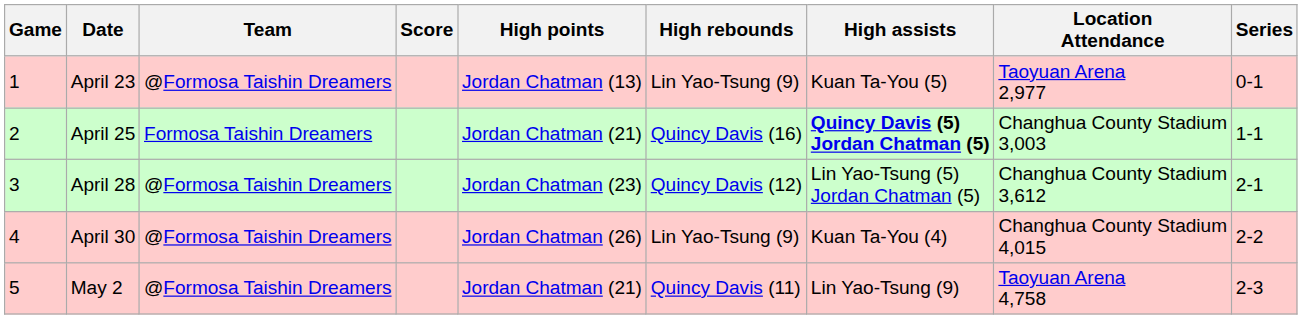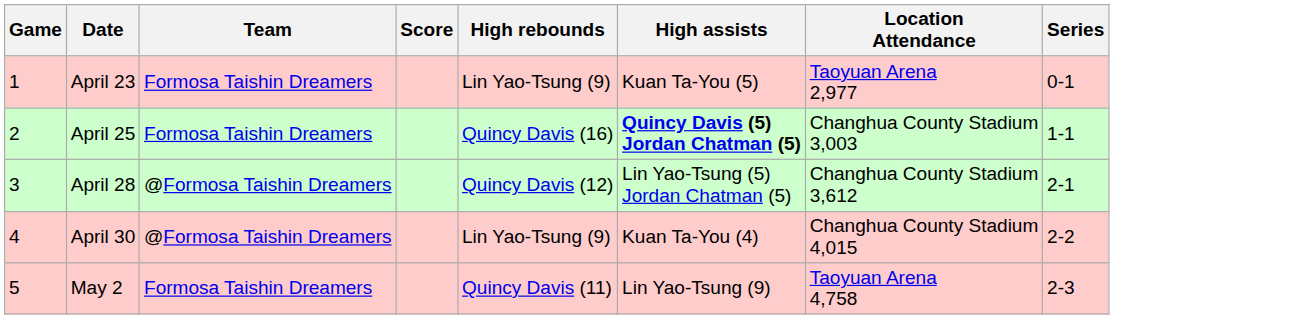- column: (552, 30)
(268, 81) @Formosa Taishin Dreamers -> (258, 81) Formosa Taishin Dreamers
(268, 288) @Formosa Taishin Dreamers -> (258, 288) Formosa Taishin Dreamers
